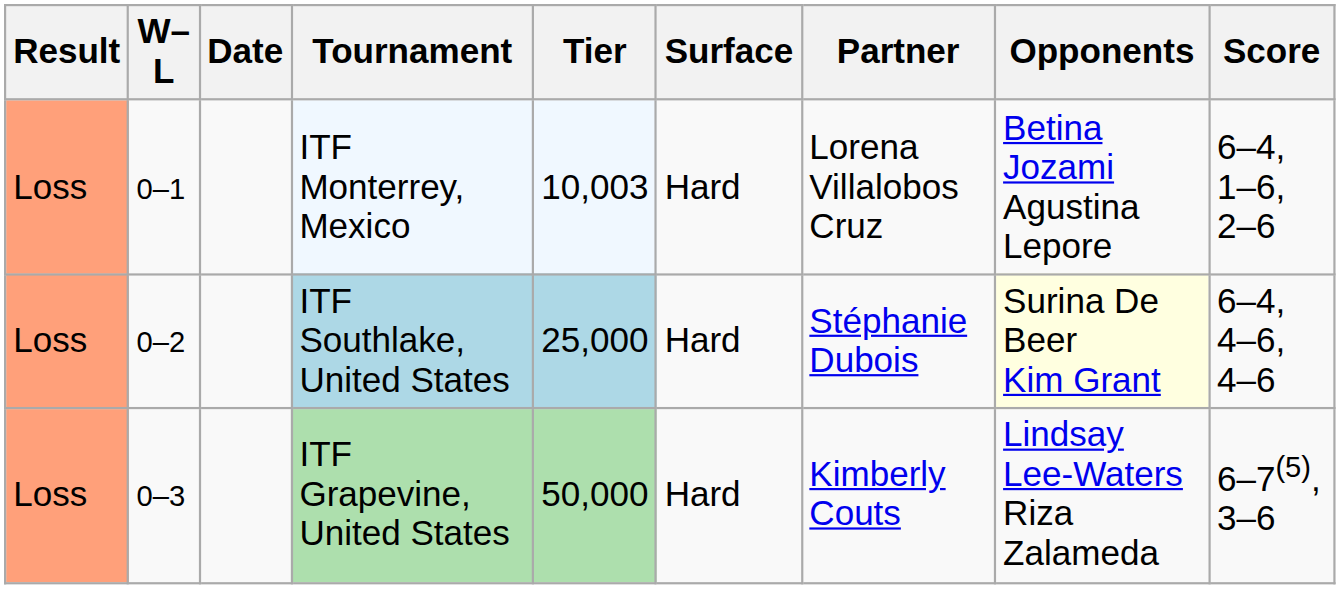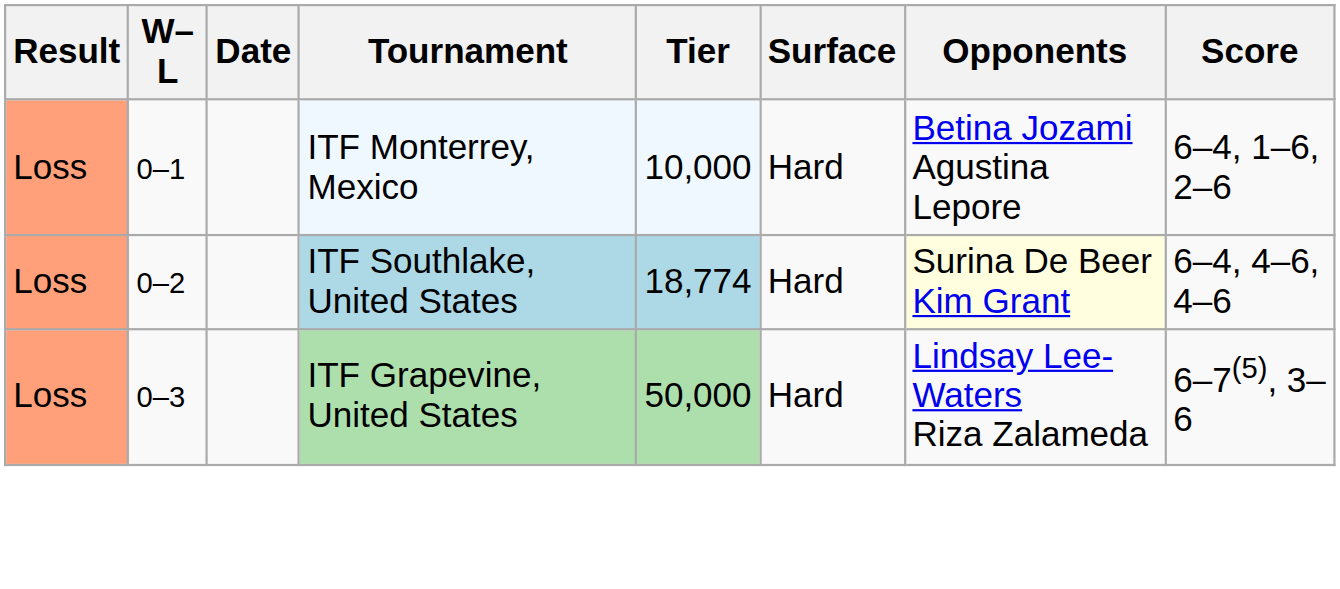- column: (898, 51)
(595, 186) 10,003 -> (698, 166) 10,000
(595, 340) 25,000 -> (698, 281) 18,774
